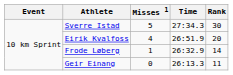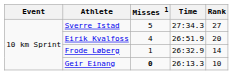(217, 25) 30 -> (217, 25) 27
(150, 63) normal -> (150, 63) bold
(217, 63) 11 -> (217, 63) 10
